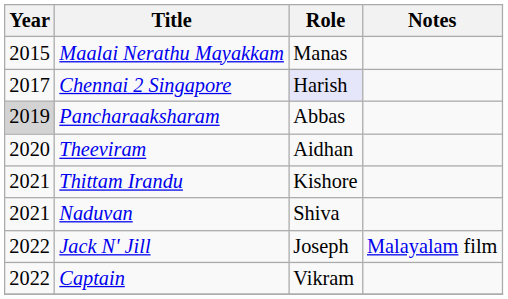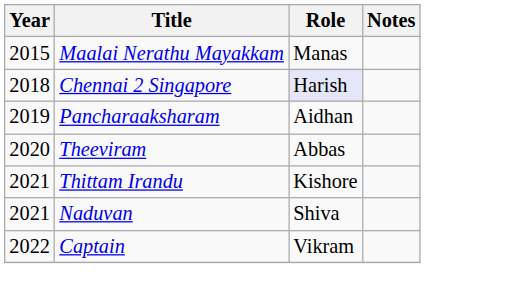(30, 85) 2017 -> (30, 85) 2018
(30, 117) lightgrey background -> (30, 117) no background
(319, 117) Abbas -> (323, 117) Aidhan
(323, 149) Aidhan -> (319, 149) Abbas
- row: (105, 246)
